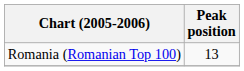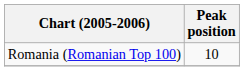(212, 54) 13 -> (212, 54) 10
